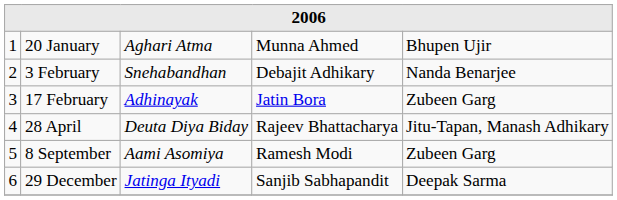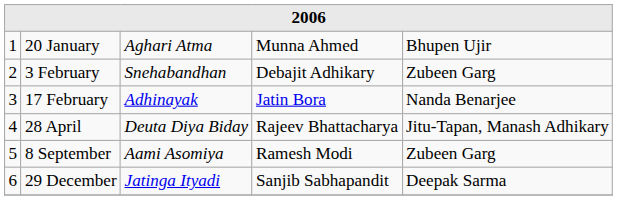(461, 72) Nanda Benarjee -> (451, 72) Zubeen Garg
(451, 99) Zubeen Garg -> (461, 99) Nanda Benarjee
